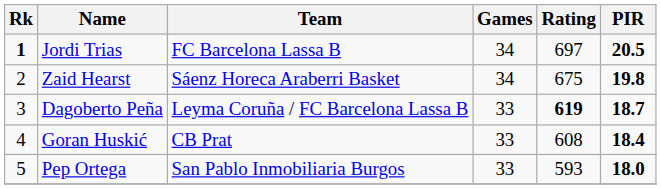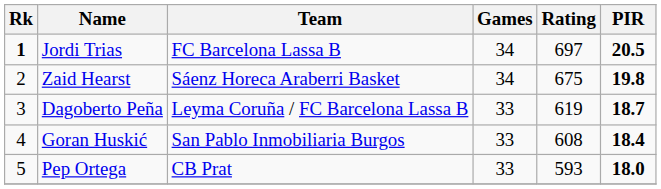(569, 109) bold -> (569, 109) normal
(202, 139) CB Prat -> (288, 139) San Pablo Inmobiliaria Burgos
(288, 169) San Pablo Inmobiliaria Burgos -> (202, 169) CB Prat
